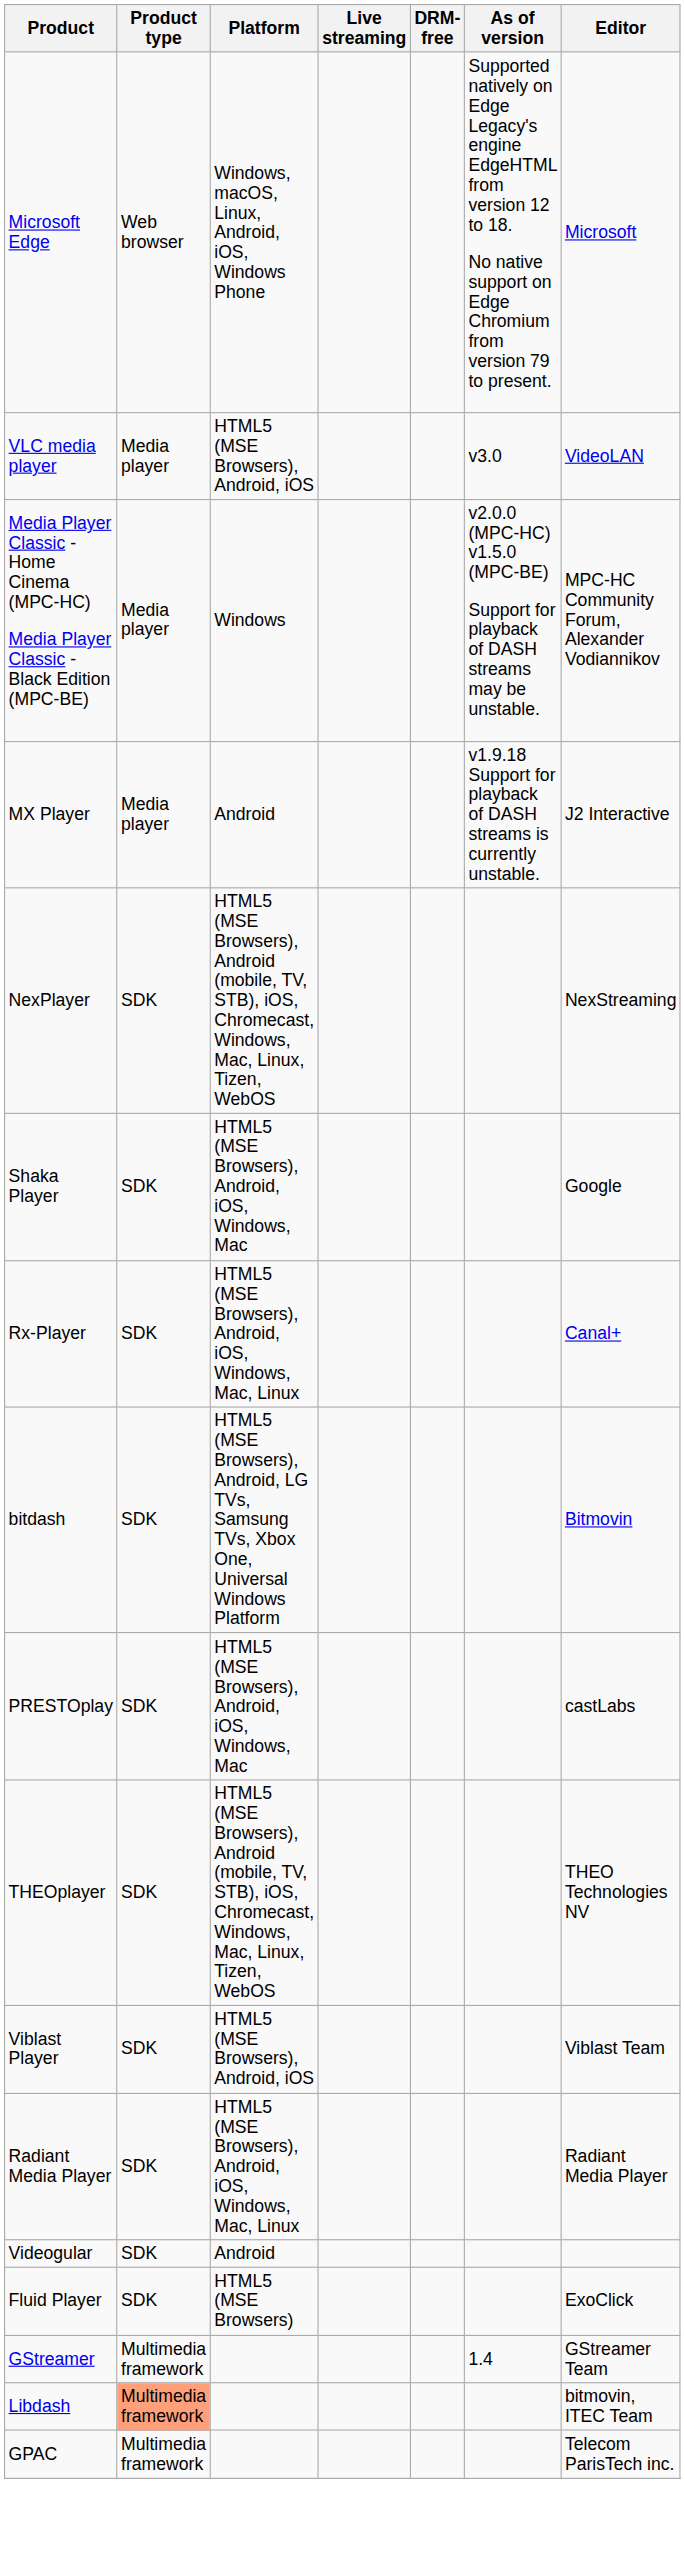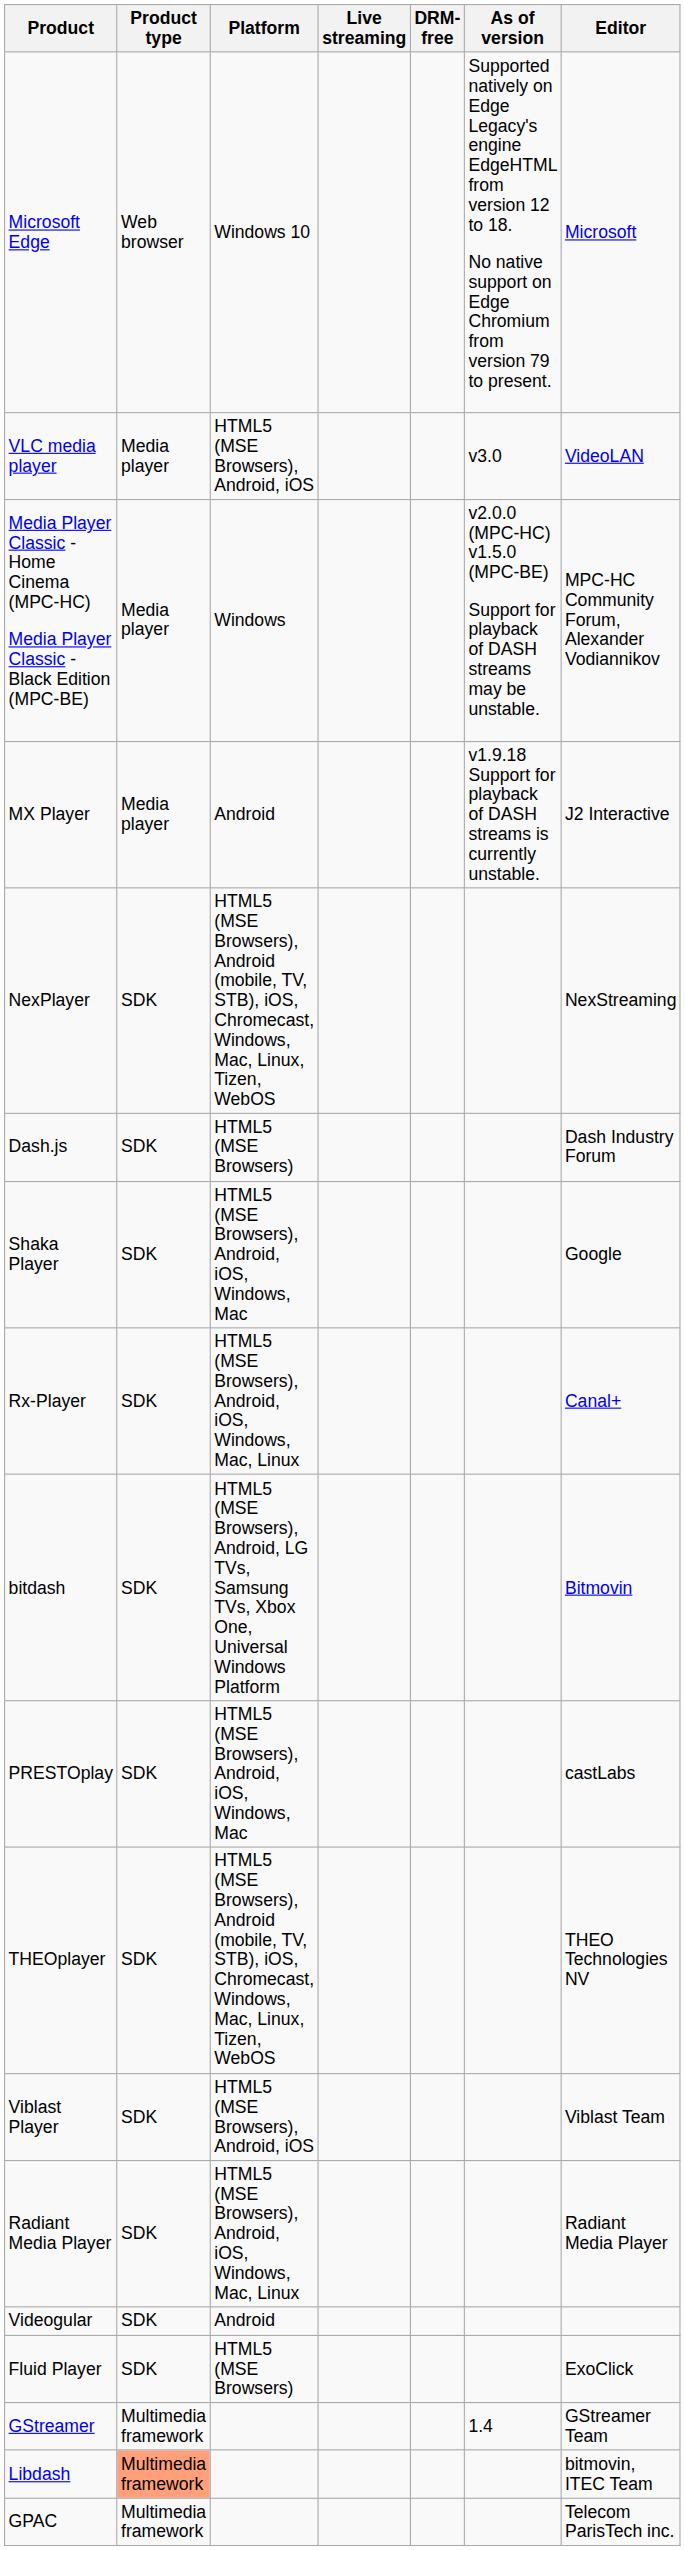(252, 232) Windows, macOS, Linux, Android, iOS, Windows Phone -> (262, 232) Windows 10
+ row: (38, 1147)
